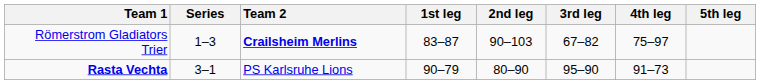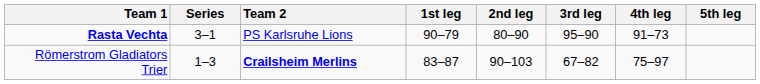rows swapped: (128, 69) <-> (101, 42)
